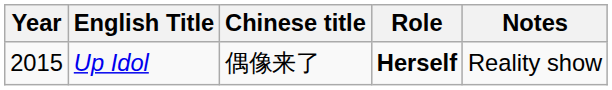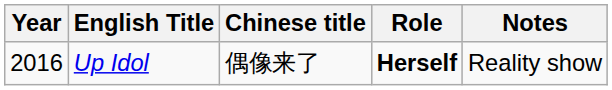(37, 63) 2015 -> (37, 63) 2016
